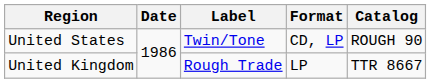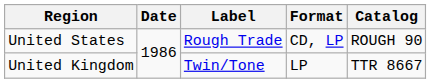(224, 41) Twin/Tone -> (233, 41) Rough Trade
(233, 65) Rough Trade -> (224, 65) Twin/Tone
